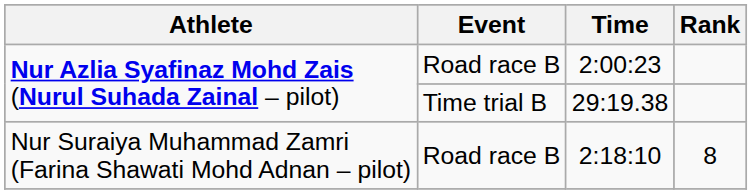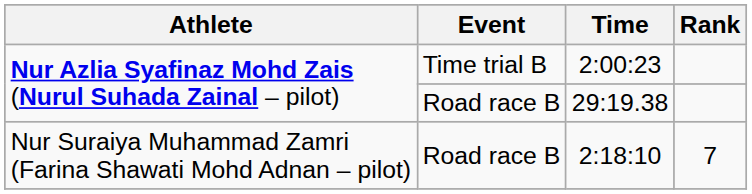(491, 64) Road race B -> (485, 64) Time trial B
(485, 103) Time trial B -> (491, 103) Road race B
(710, 156) 8 -> (710, 156) 7
